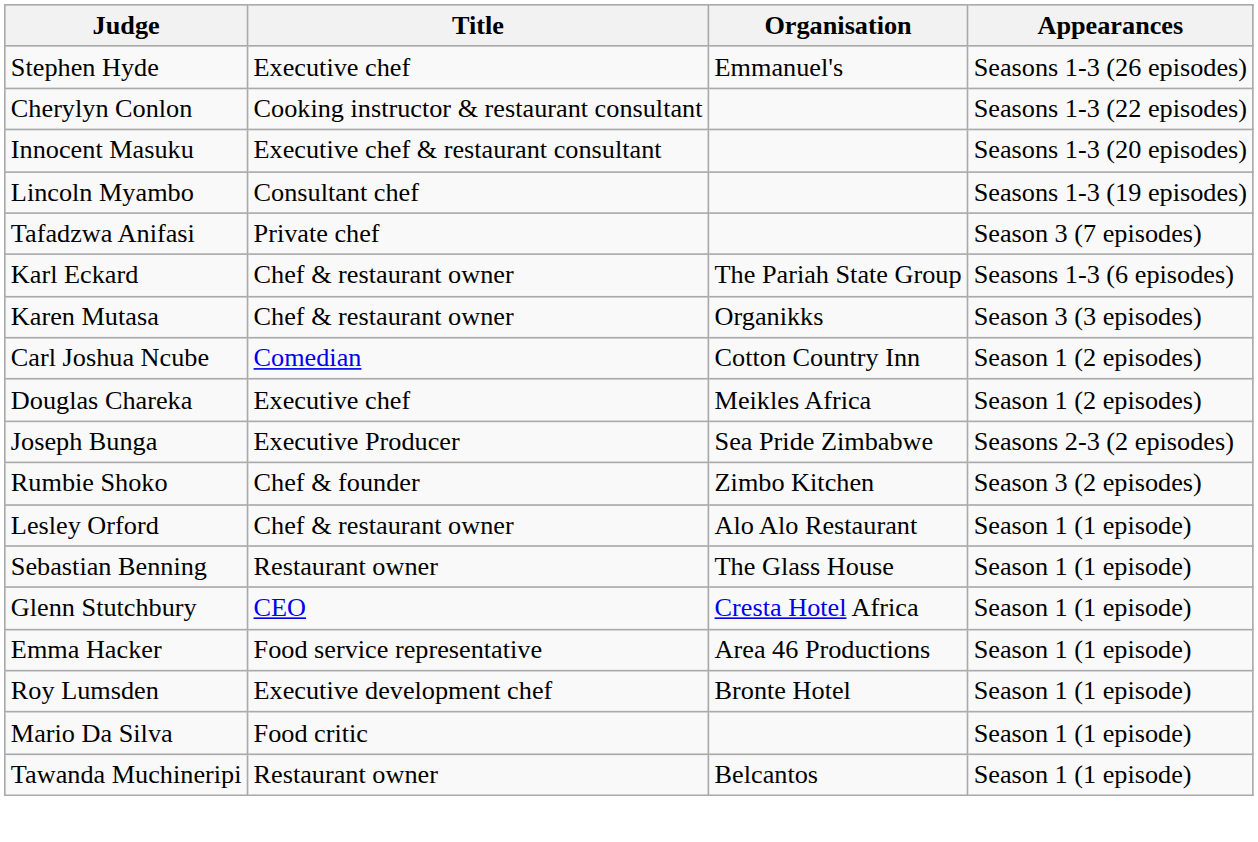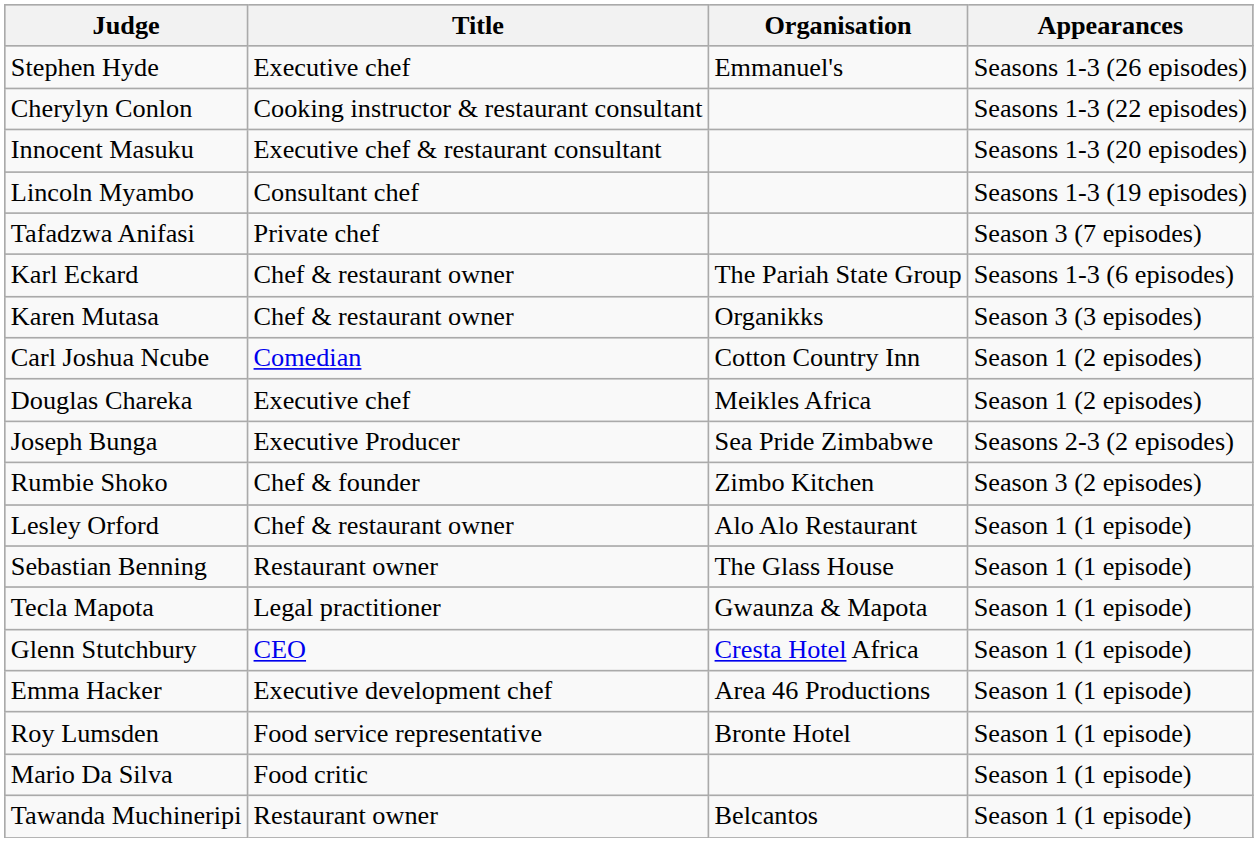+ row: (82, 607)
(398, 649) Food service representative -> (403, 691) Executive development chef
(403, 691) Executive development chef -> (398, 732) Food service representative
